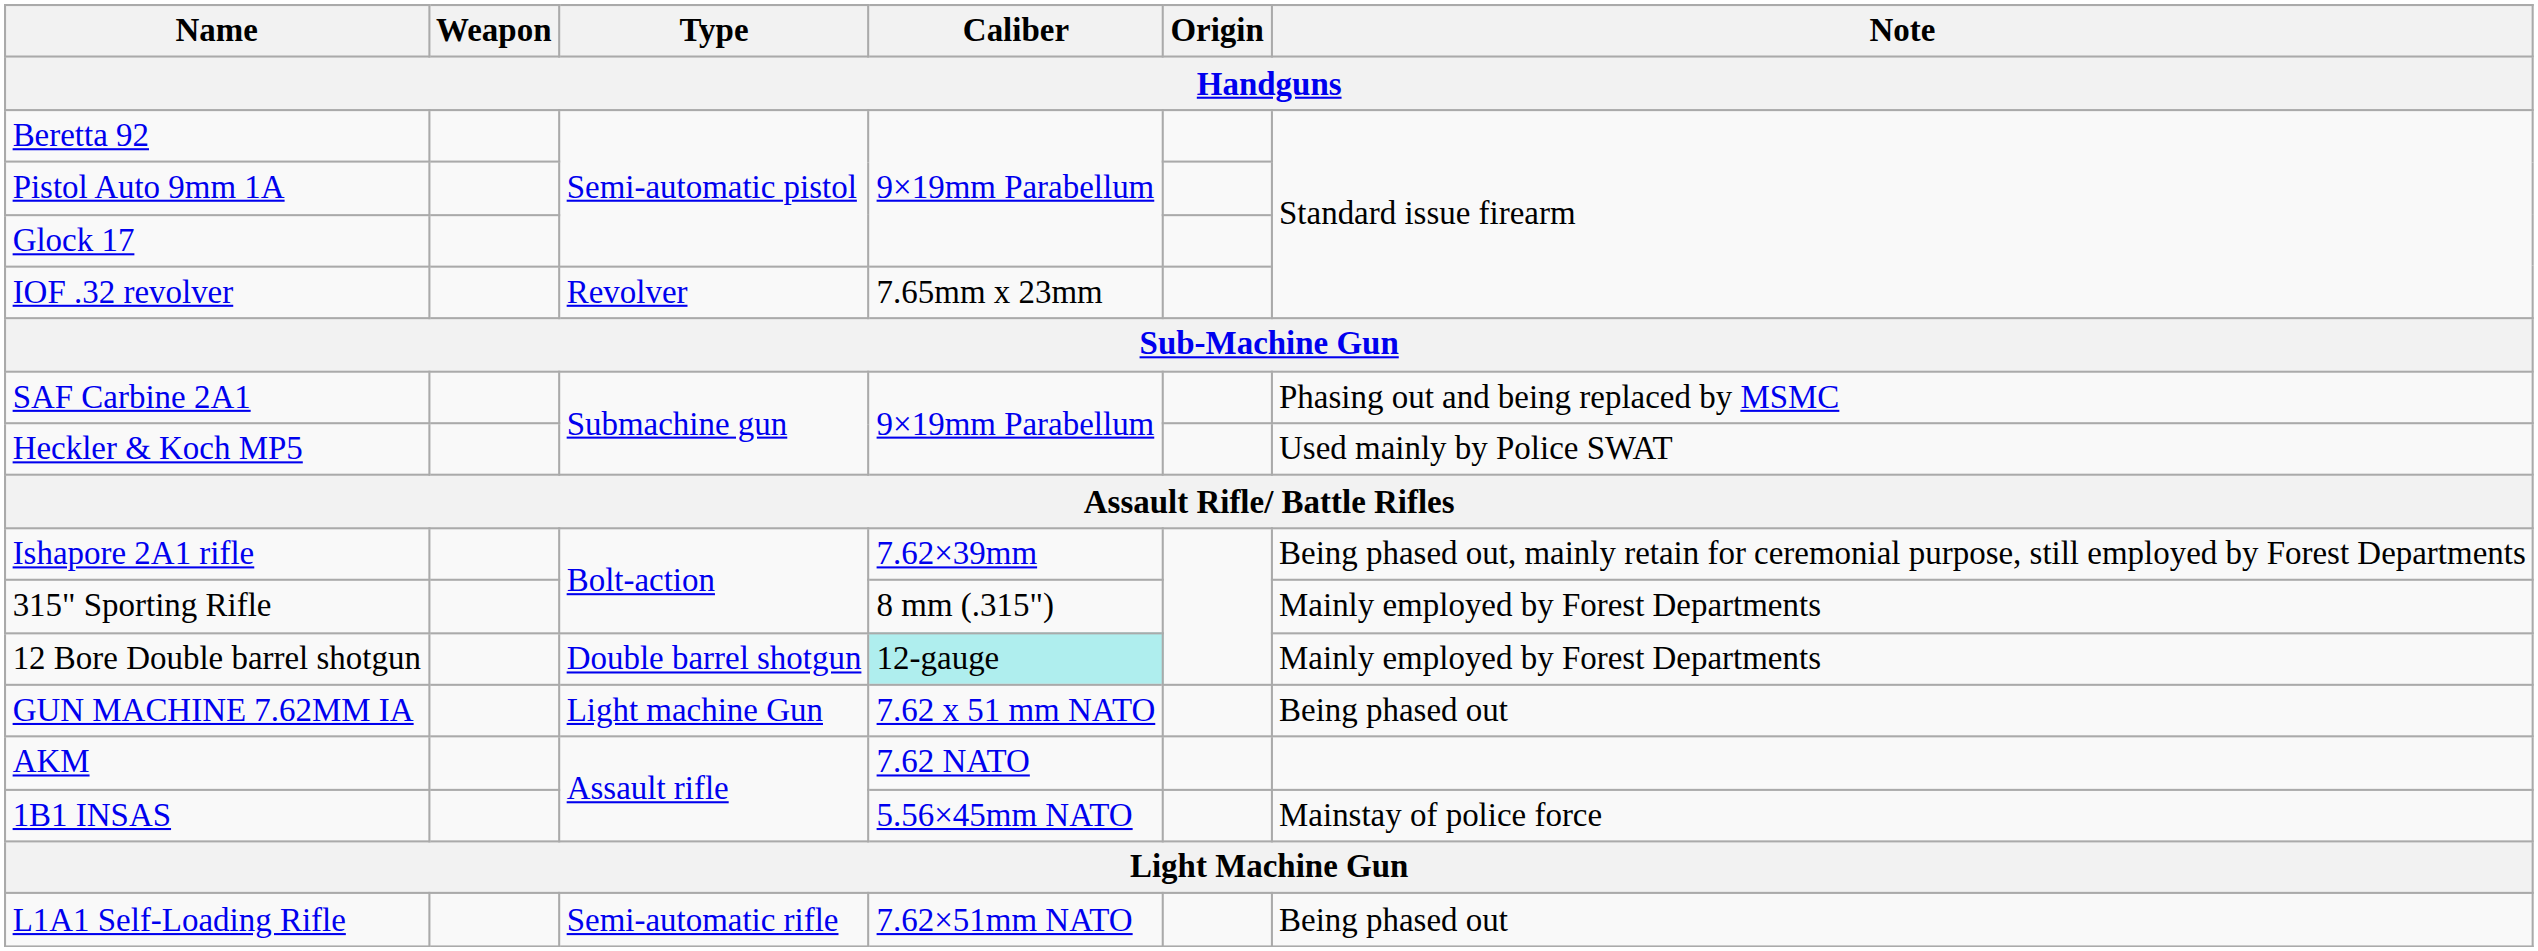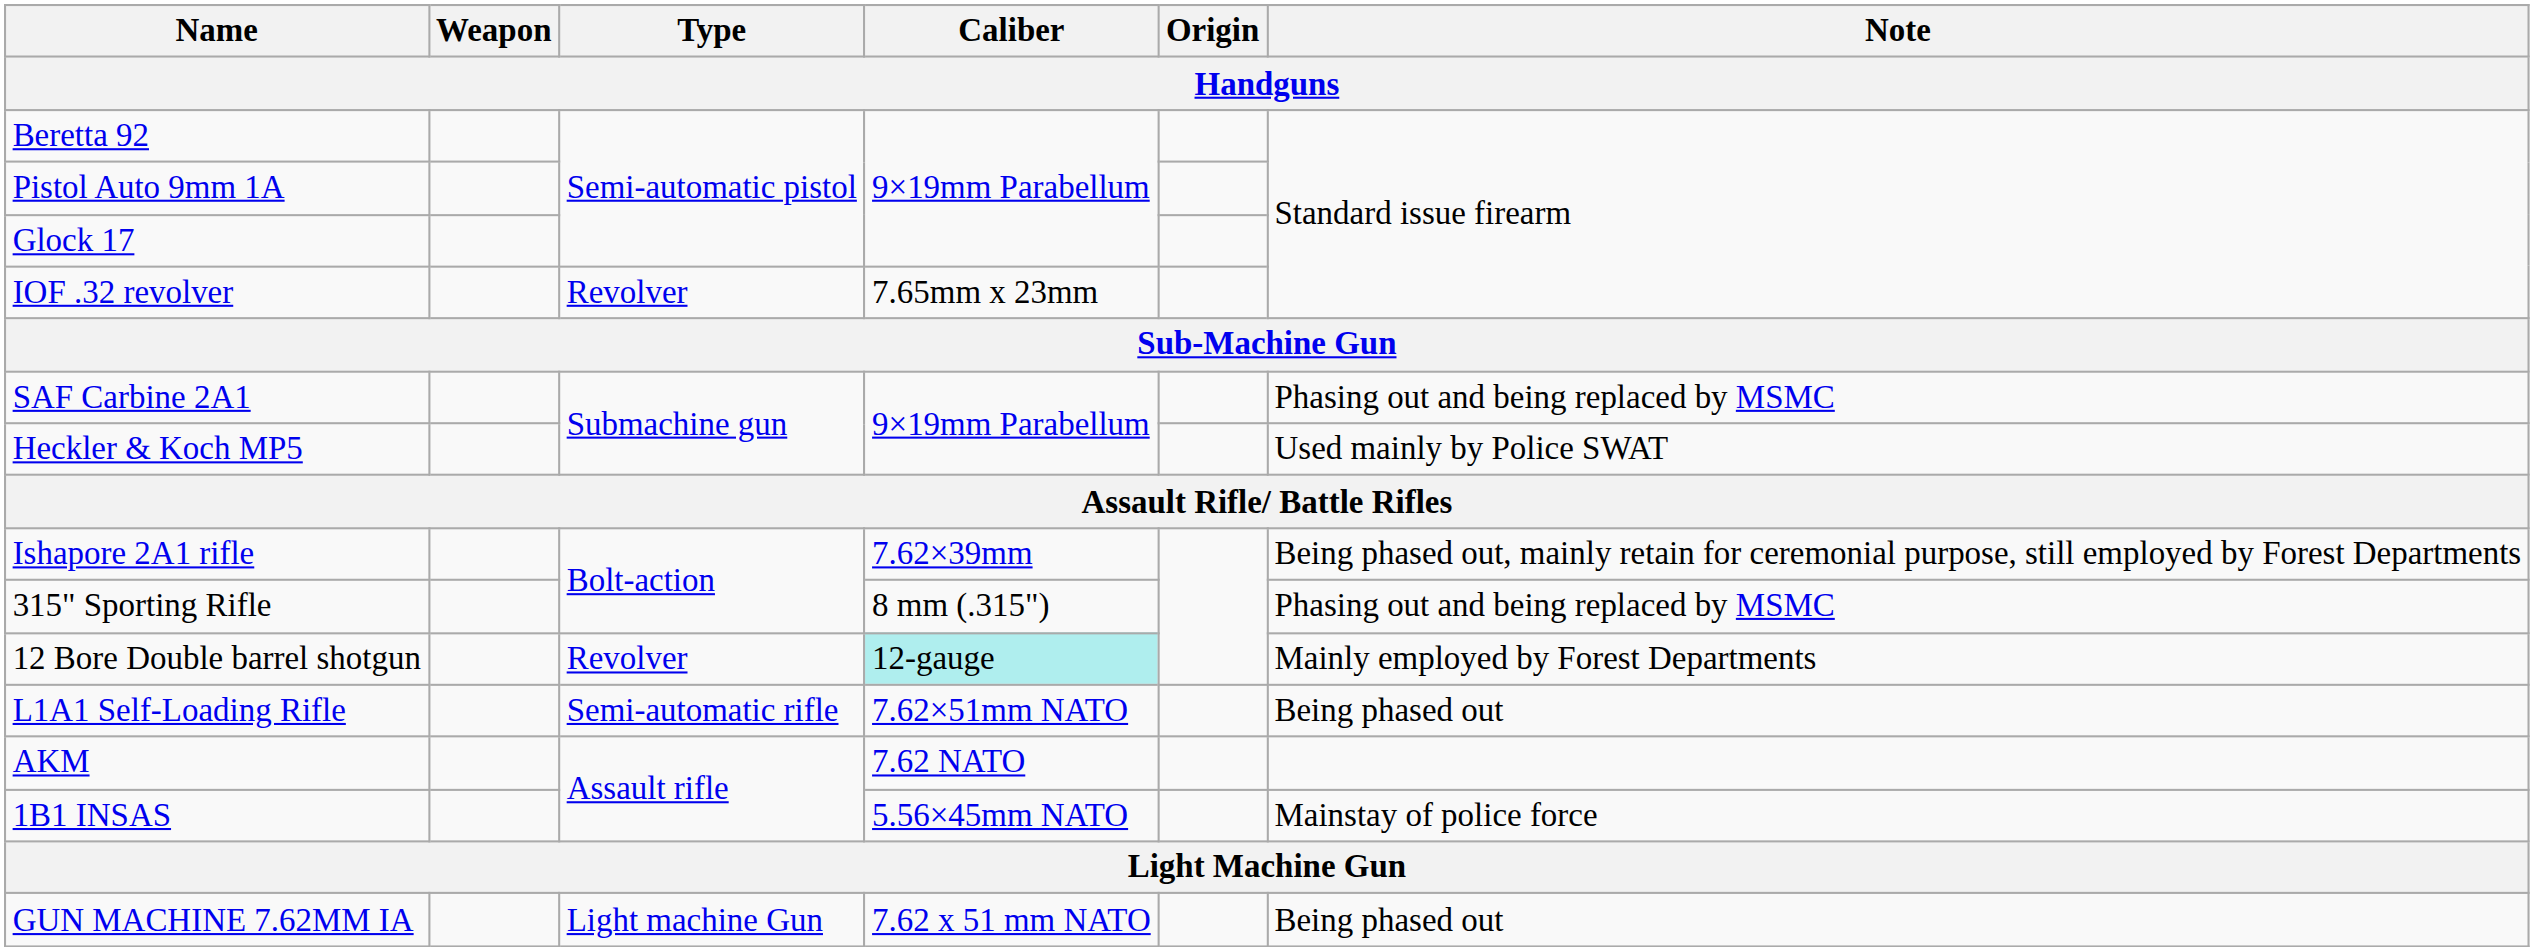(1550, 605) Mainly employed by Forest Departments -> (1555, 605) Phasing out and being replaced by MSMC
(714, 657) Double barrel shotgun -> (627, 657) Revolver
rows swapped: (179, 919) <-> (213, 710)
